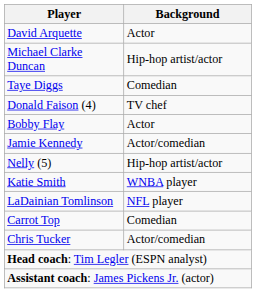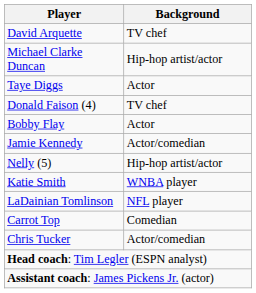(141, 33) Actor -> (147, 33) TV chef
(152, 85) Comedian -> (141, 85) Actor
